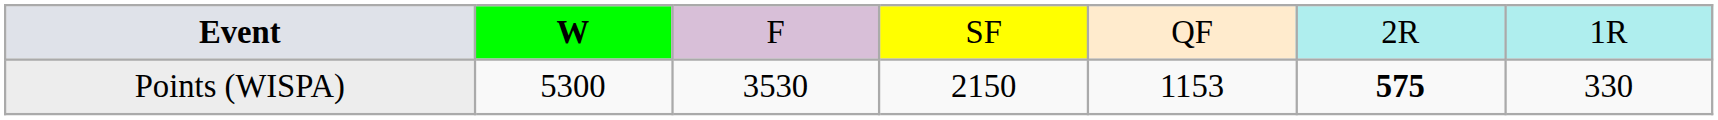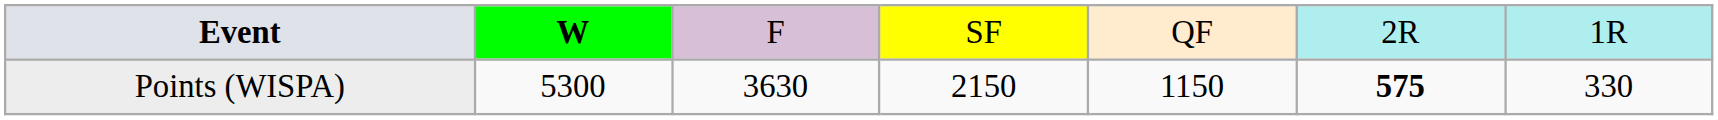(776, 85) 3530 -> (776, 85) 3630
(1192, 85) 1153 -> (1192, 85) 1150
